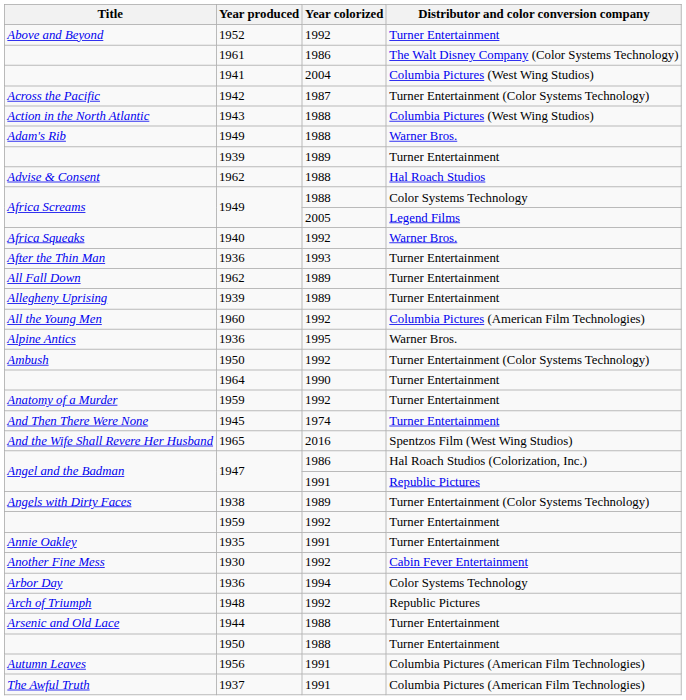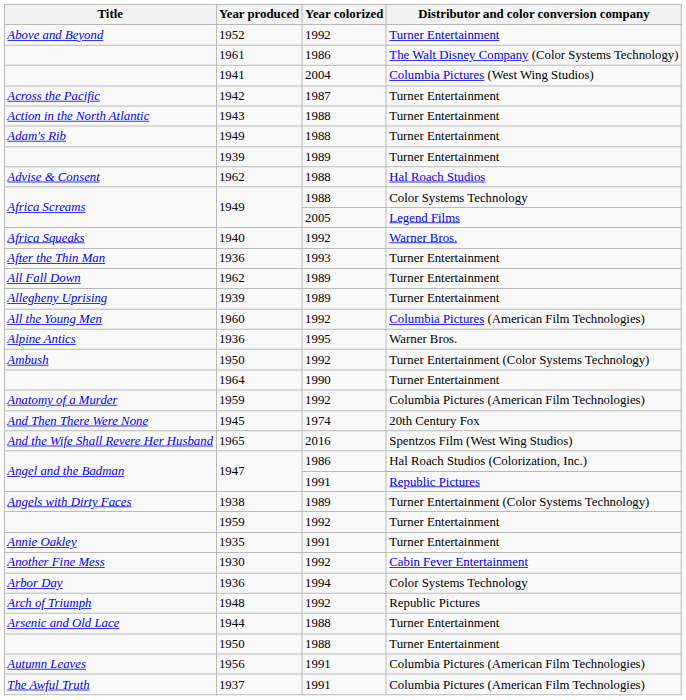(519, 95) Turner Entertainment (Color Systems Technology) -> (444, 95) Turner Entertainment
(492, 116) Columbia Pictures (West Wing Studios) -> (444, 116) Turner Entertainment
(423, 136) Warner Bros. -> (444, 136) Turner Entertainment
(444, 400) Turner Entertainment -> (517, 400) Columbia Pictures (American Film Technologies)
(444, 420) Turner Entertainment -> (434, 420) 20th Century Fox
